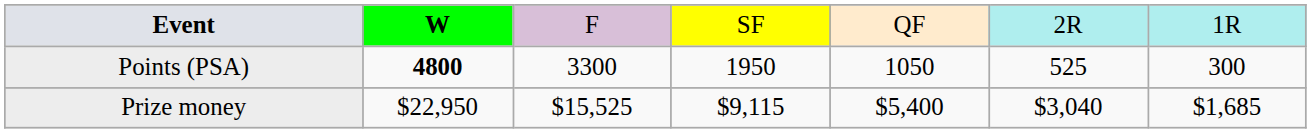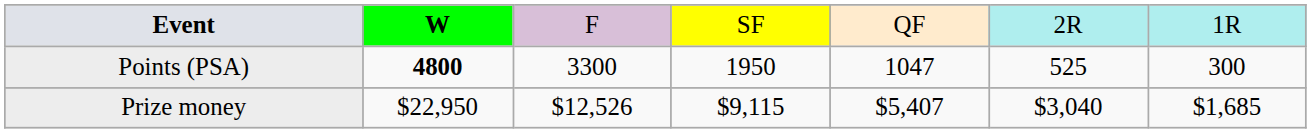(909, 66) 1050 -> (909, 66) 1047
(592, 107) $15,525 -> (592, 107) $12,526
(909, 107) $5,400 -> (909, 107) $5,407
